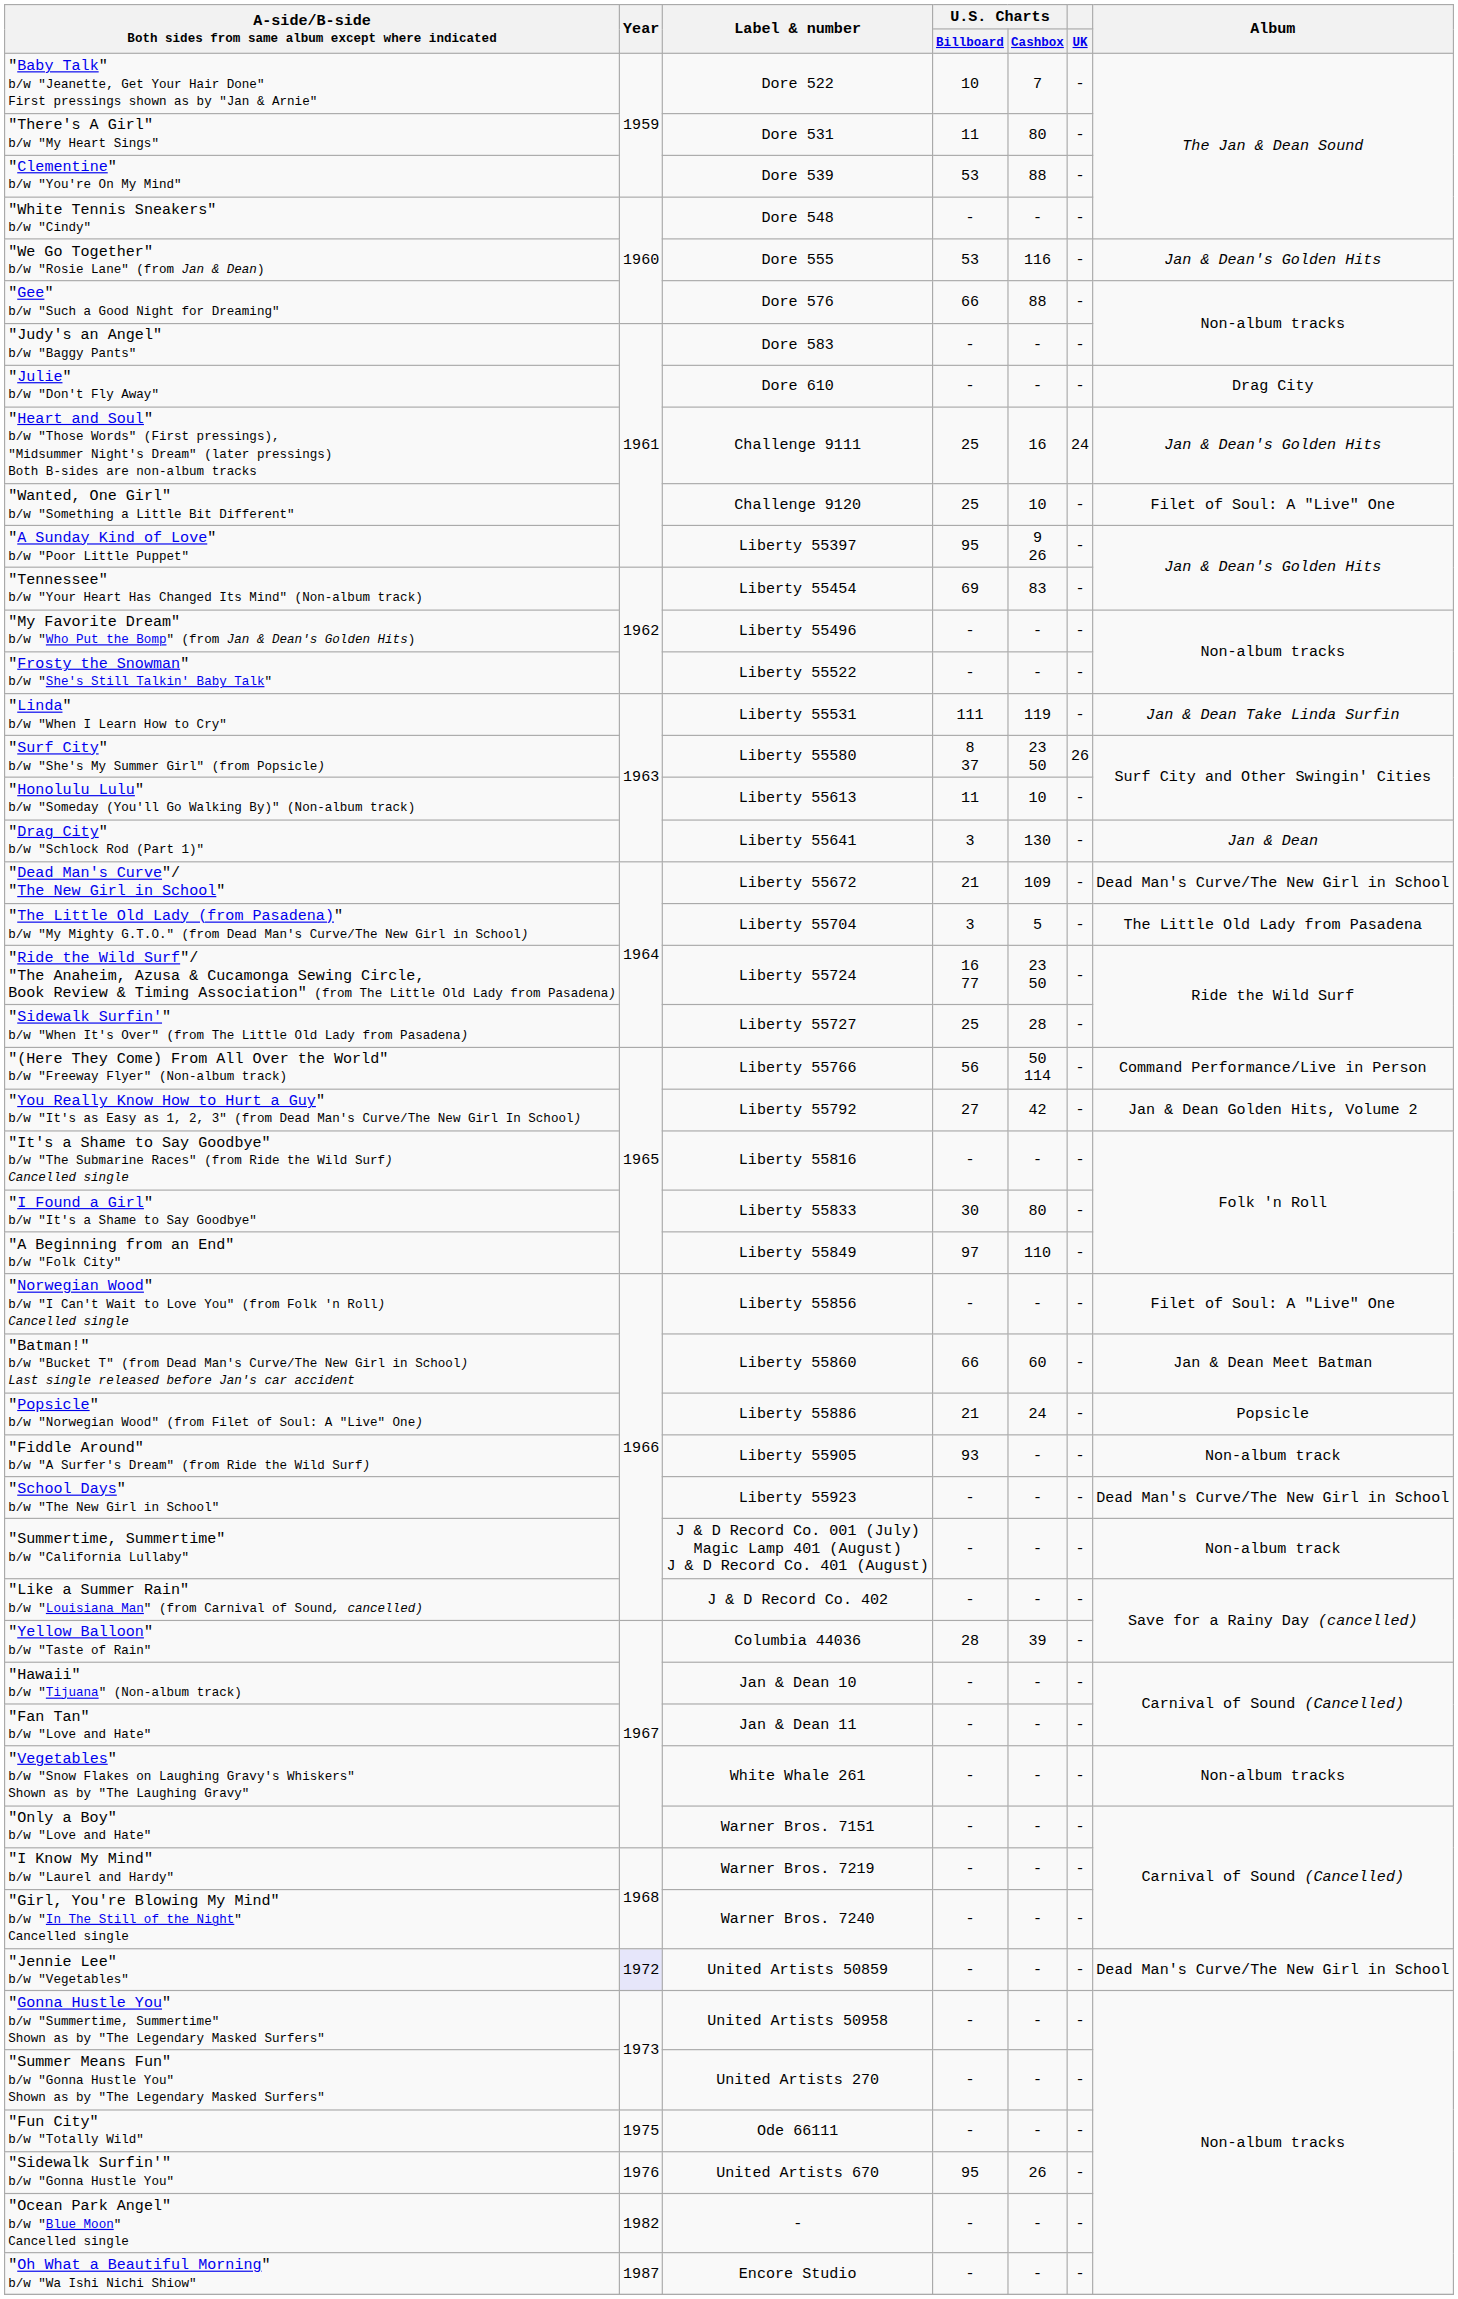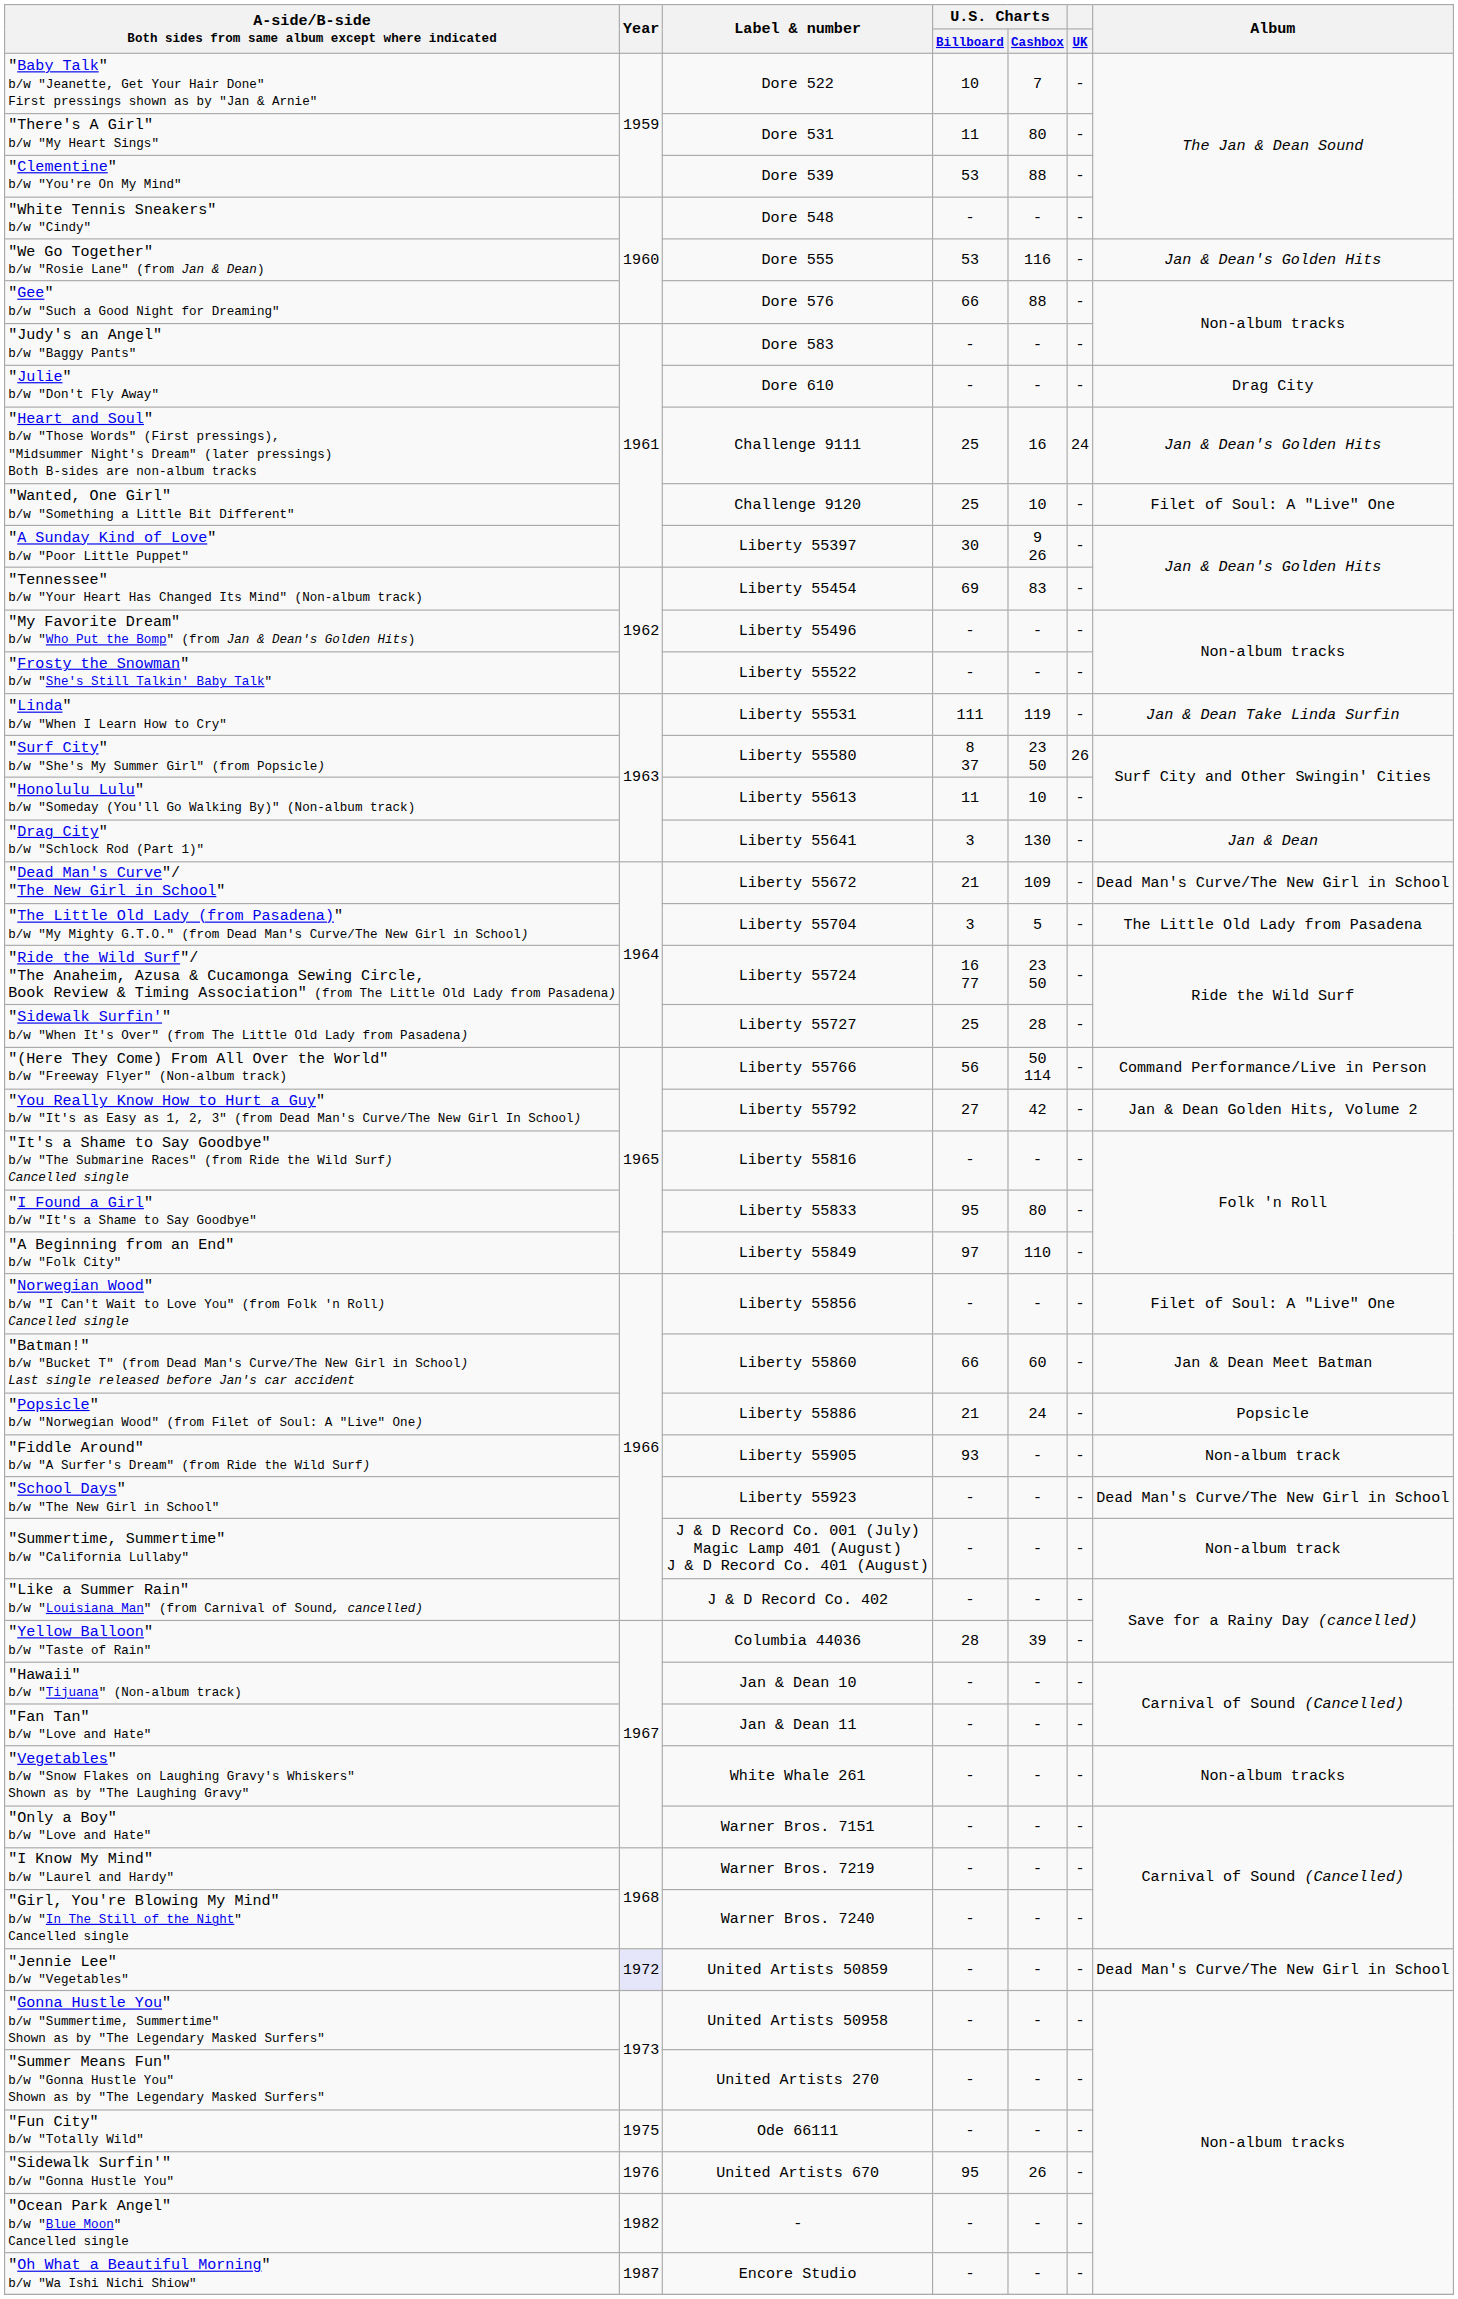(970, 547) 95 -> (970, 547) 30
(970, 1211) 30 -> (970, 1211) 95
